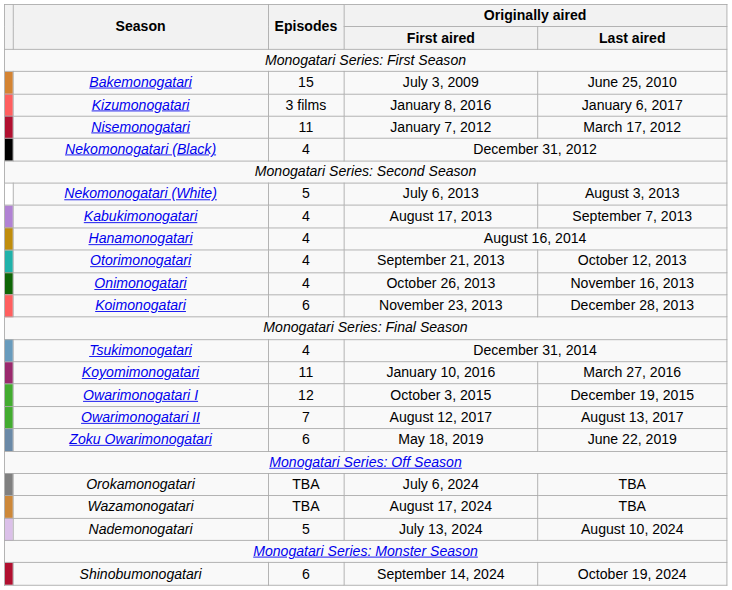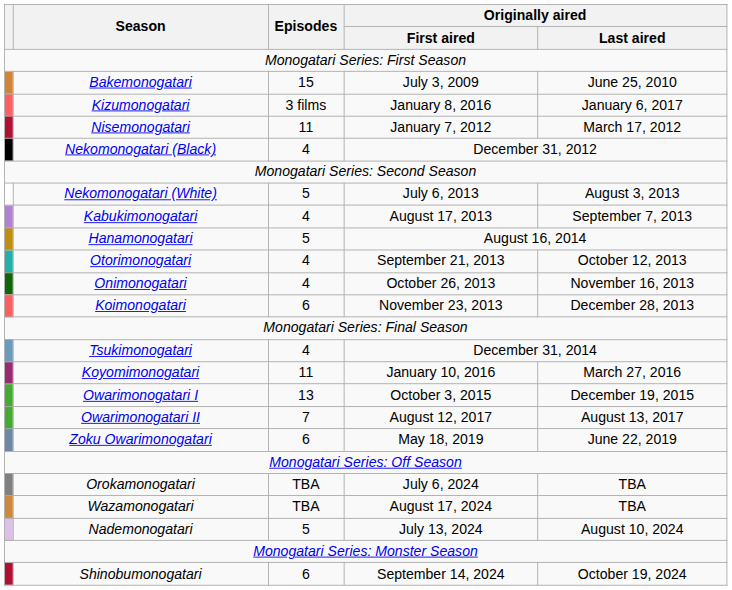(306, 238) 4 -> (306, 238) 5
(306, 395) 12 -> (306, 395) 13
